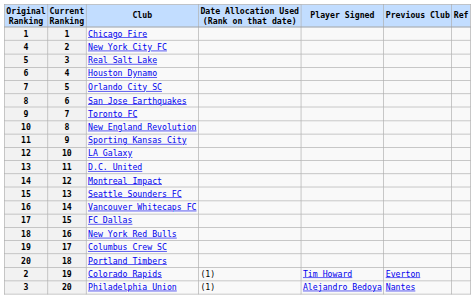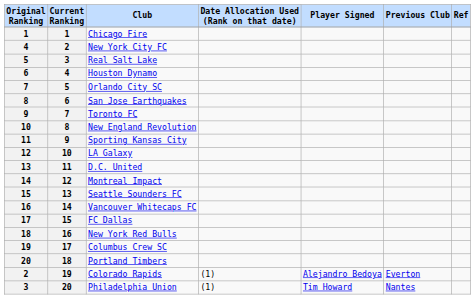(328, 274) Tim Howard -> (342, 274) Alejandro Bedoya
(342, 287) Alejandro Bedoya -> (328, 287) Tim Howard
